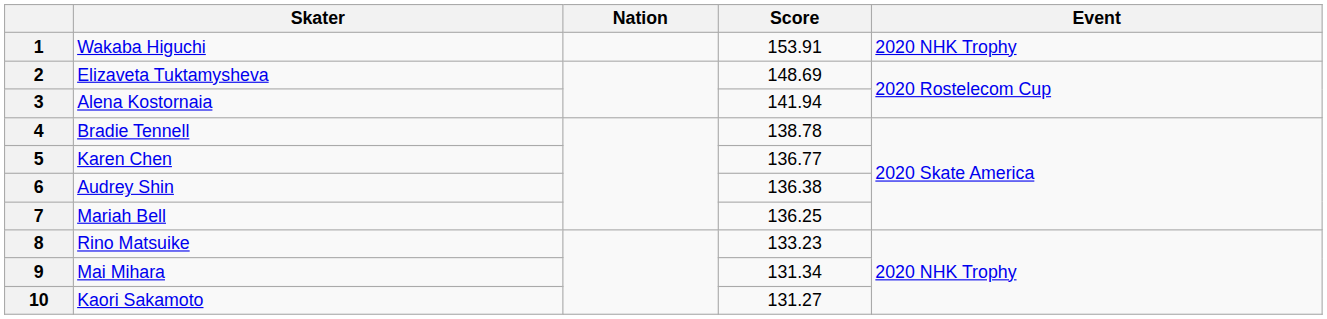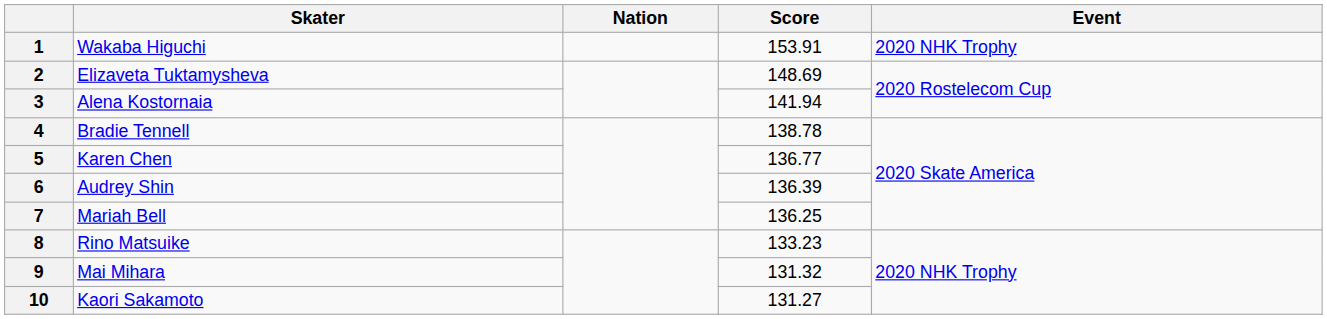(795, 187) 136.38 -> (795, 187) 136.39
(795, 272) 131.34 -> (795, 272) 131.32
